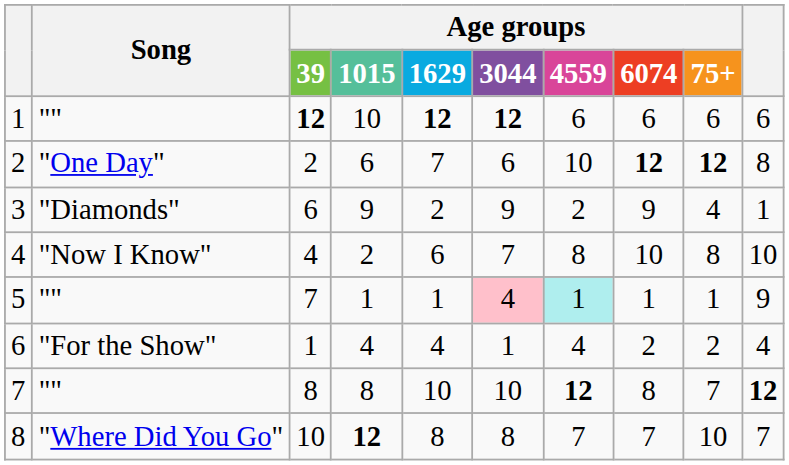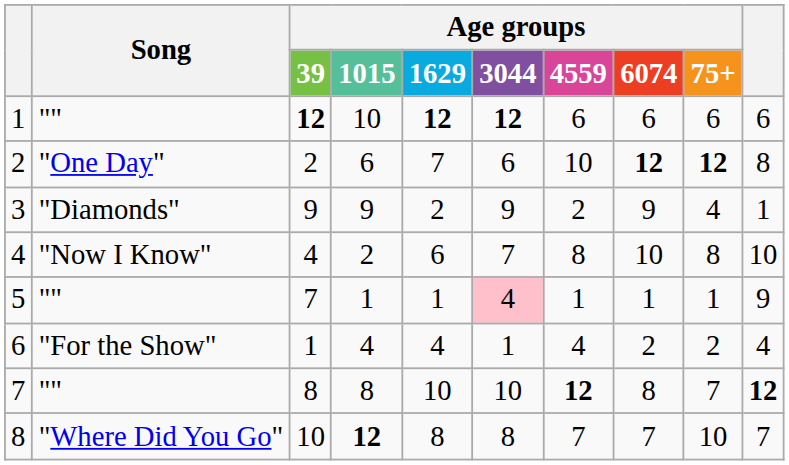(311, 208) 6 -> (311, 208) 9
(578, 299) paleturquoise background -> (578, 299) no background
